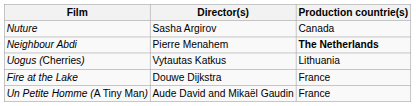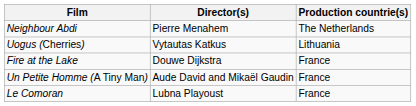- row: (22, 28)
(339, 45) bold -> (336, 28) normal
+ row: (35, 93)
